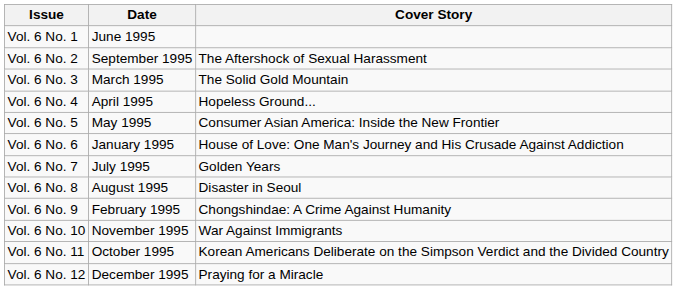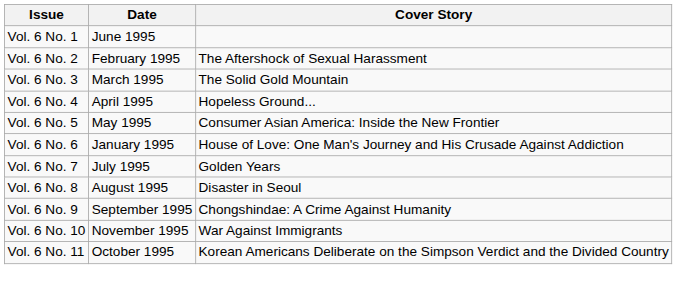(142, 58) September 1995 -> (136, 58) February 1995
(136, 209) February 1995 -> (142, 209) September 1995
- row: (47, 274)
